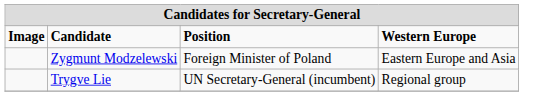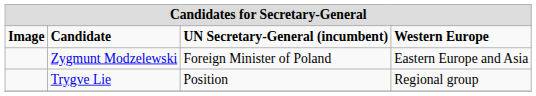(207, 36) Position -> (286, 36) UN Secretary-General (incumbent)
(279, 79) UN Secretary-General (incumbent) -> (206, 79) Position
